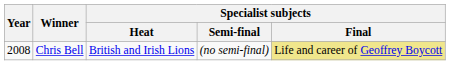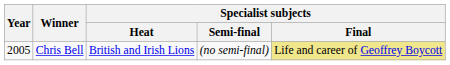(19, 50) 2008 -> (19, 50) 2005
